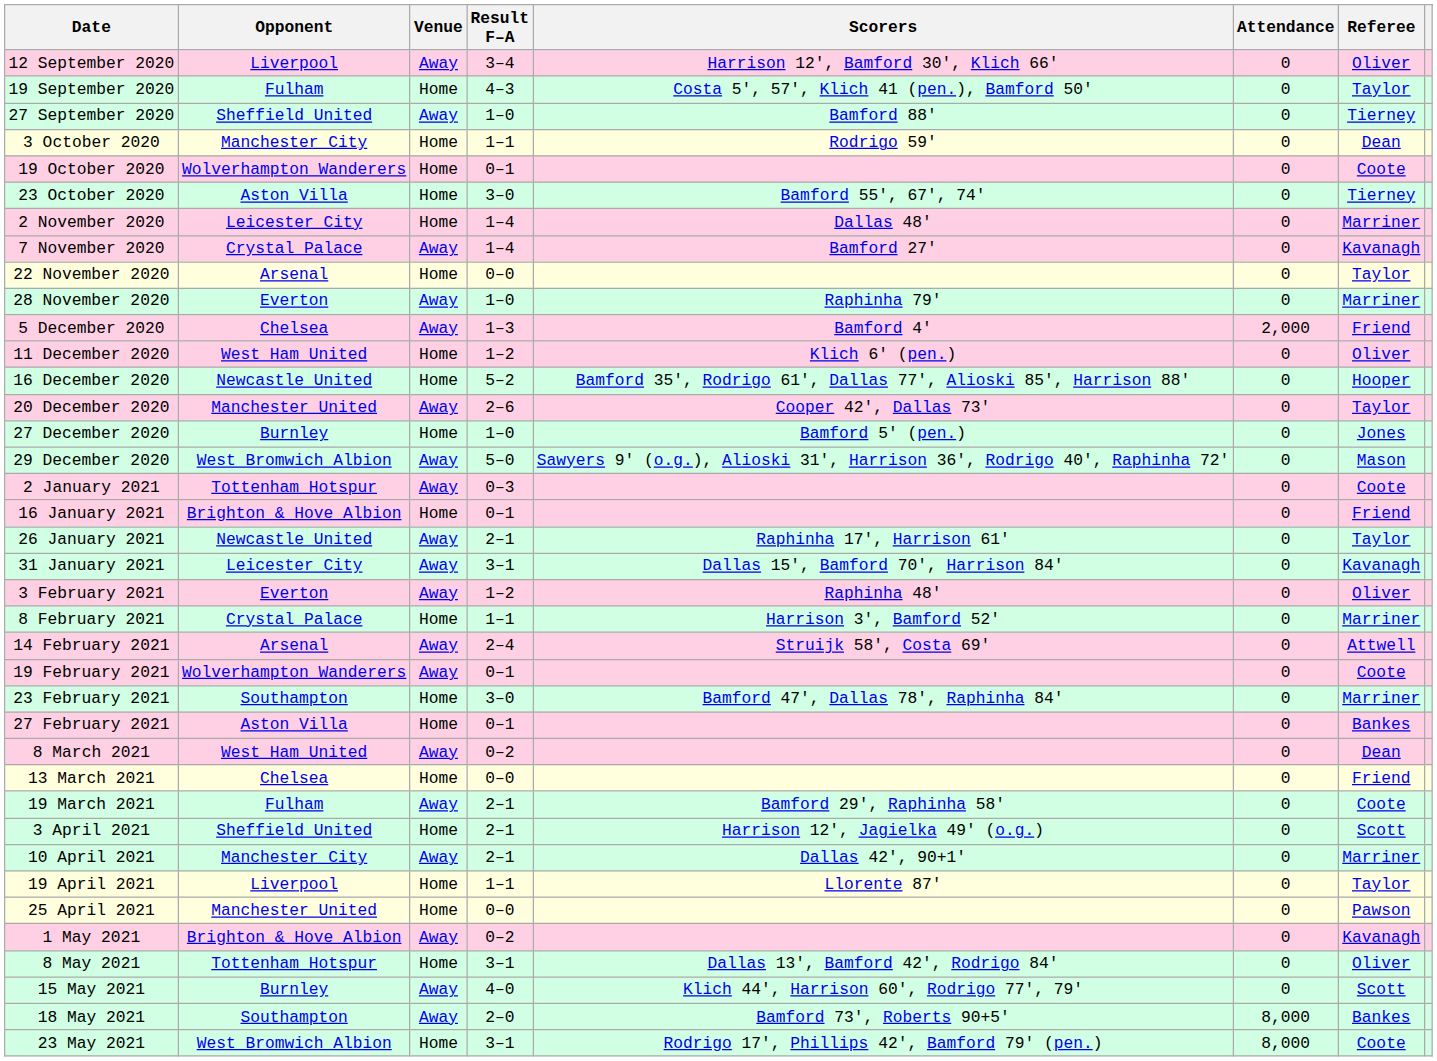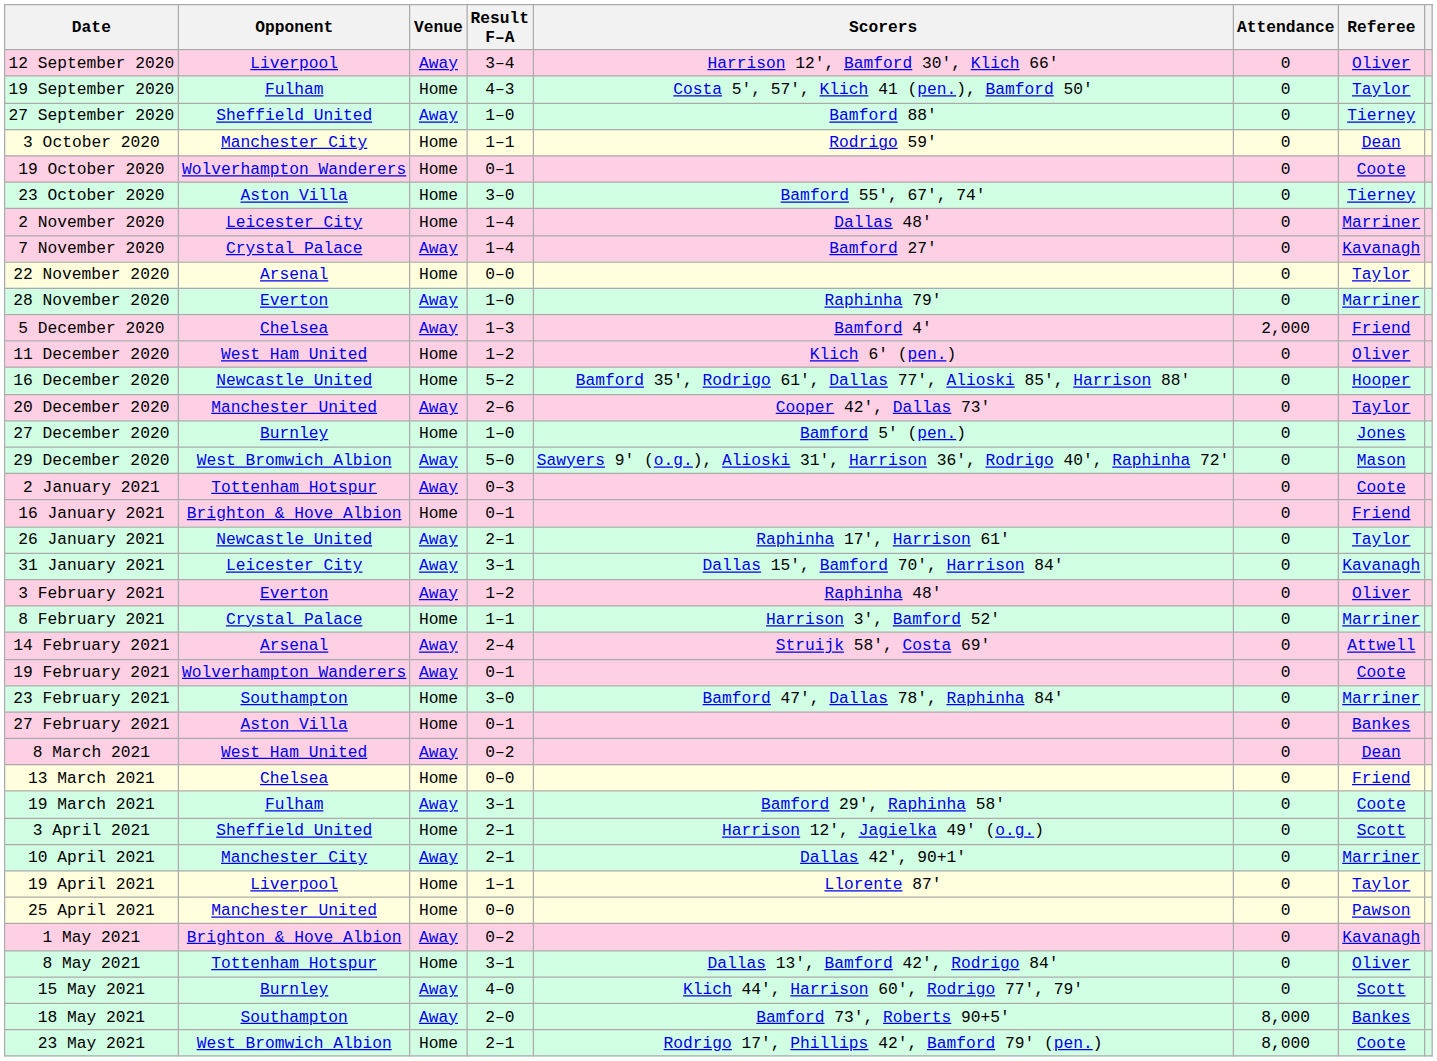(500, 805) 2–1 -> (500, 805) 3–1
(500, 1043) 3–1 -> (500, 1043) 2–1
